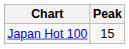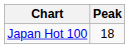(107, 33) 15 -> (107, 33) 18
